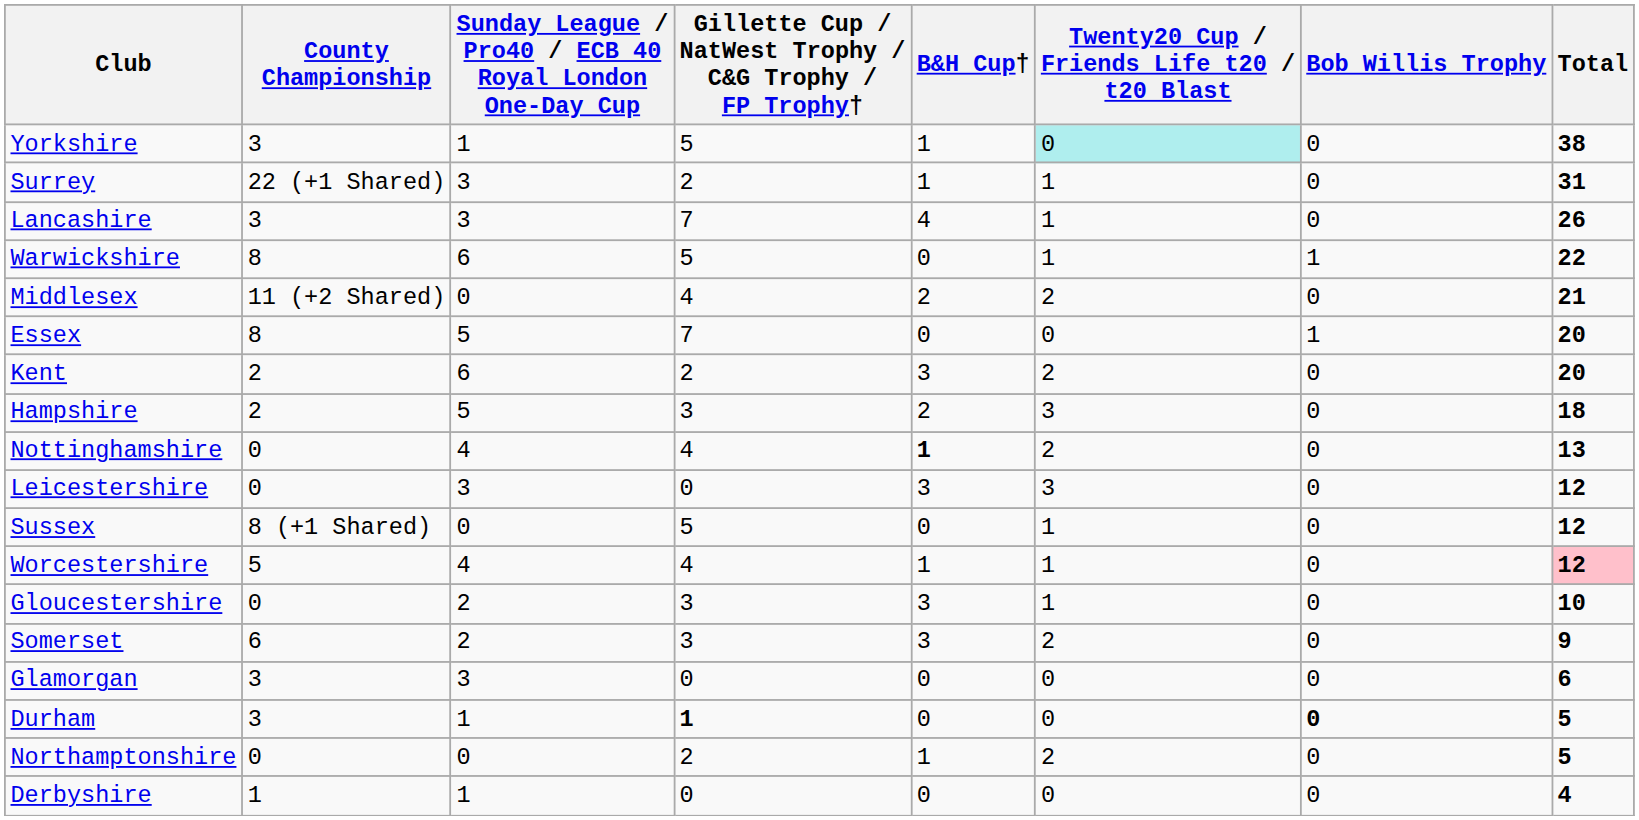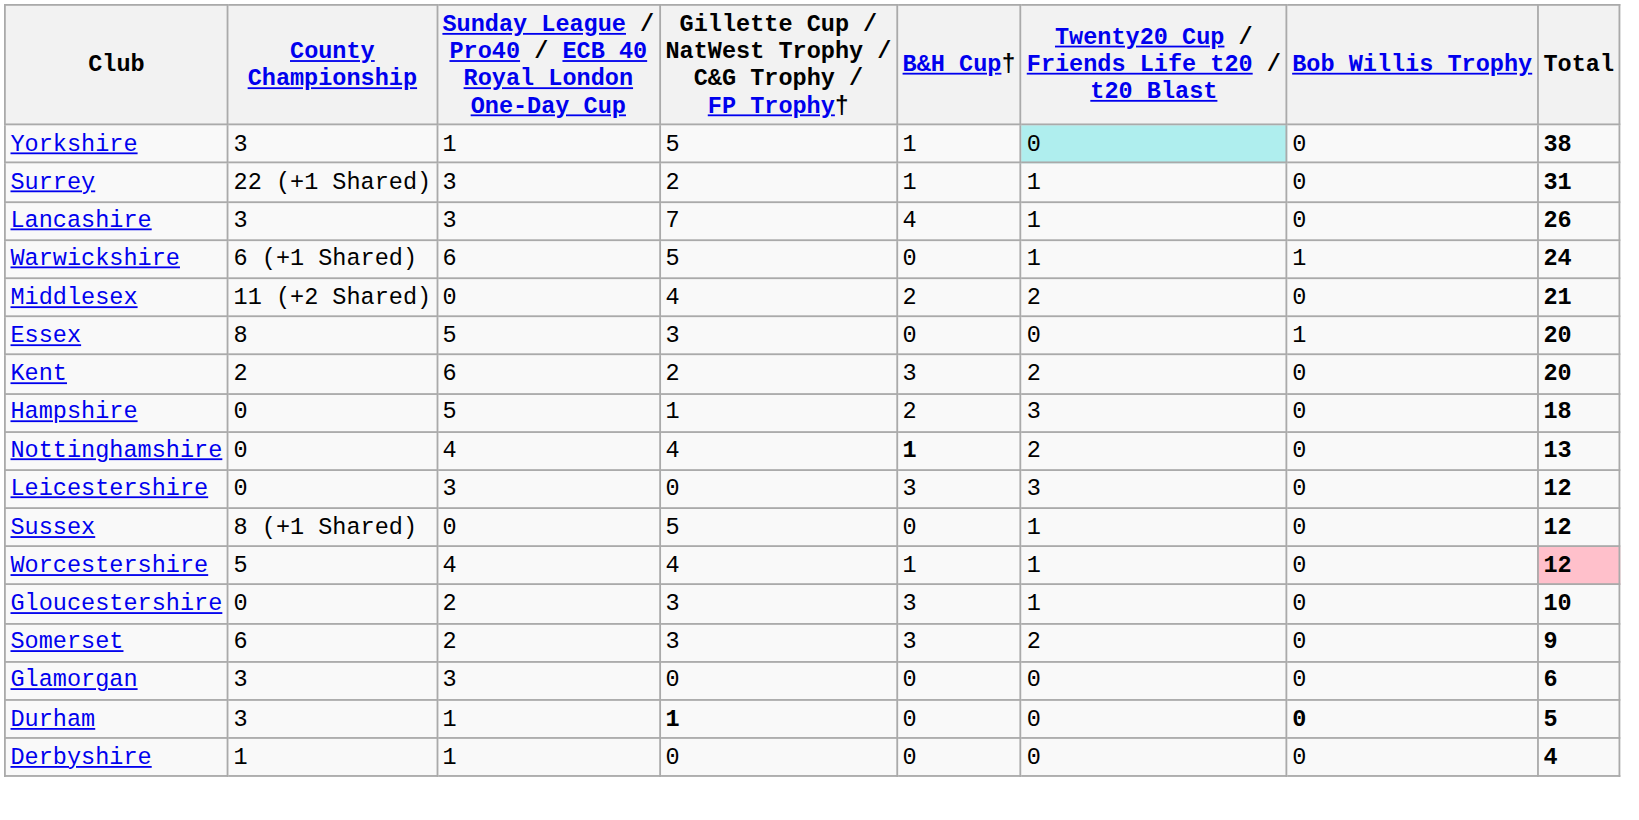(255, 259) 8 -> (325, 259) 6 (+1 Shared)
(1572, 259) 22 -> (1558, 259) 24
(687, 336) 7 -> (673, 336) 3
(255, 412) 2 -> (241, 412) 0
(687, 412) 3 -> (673, 412) 1
- row: (123, 757)
